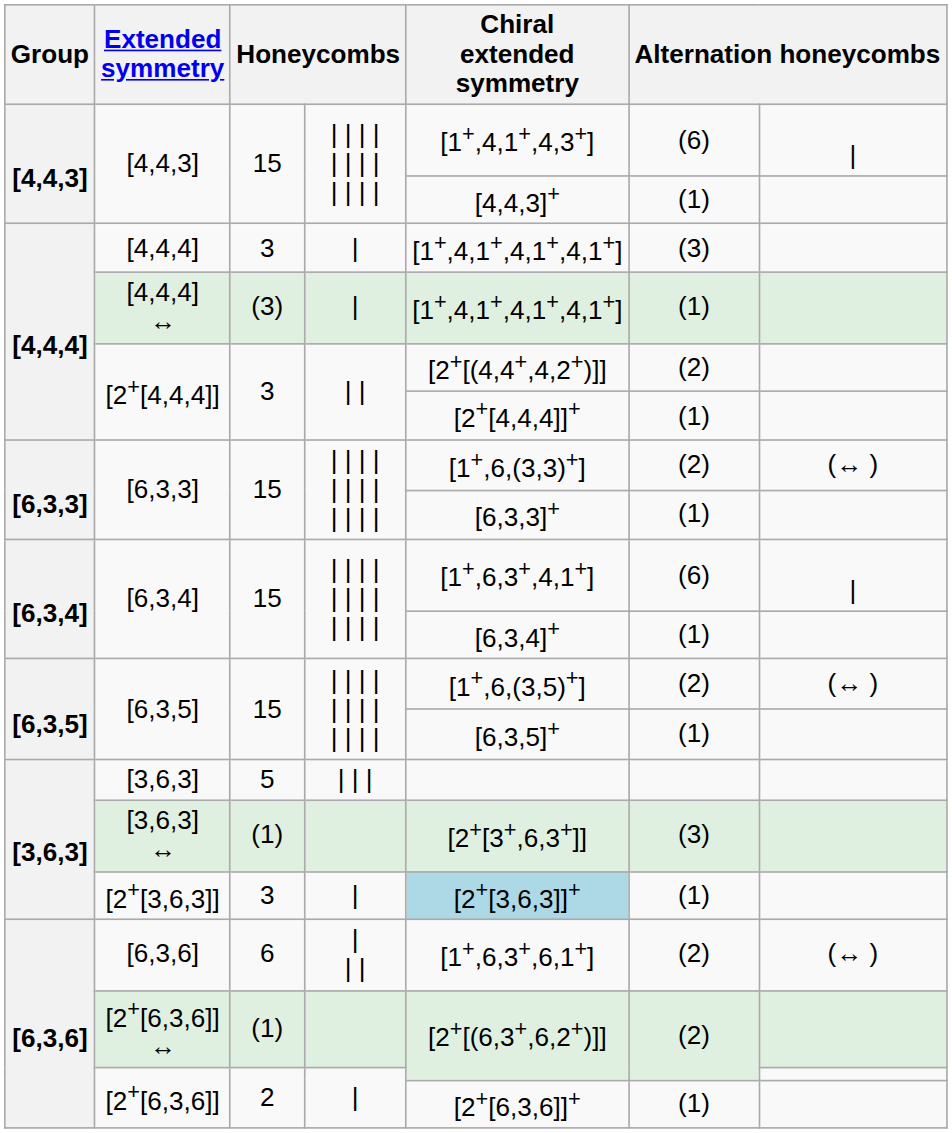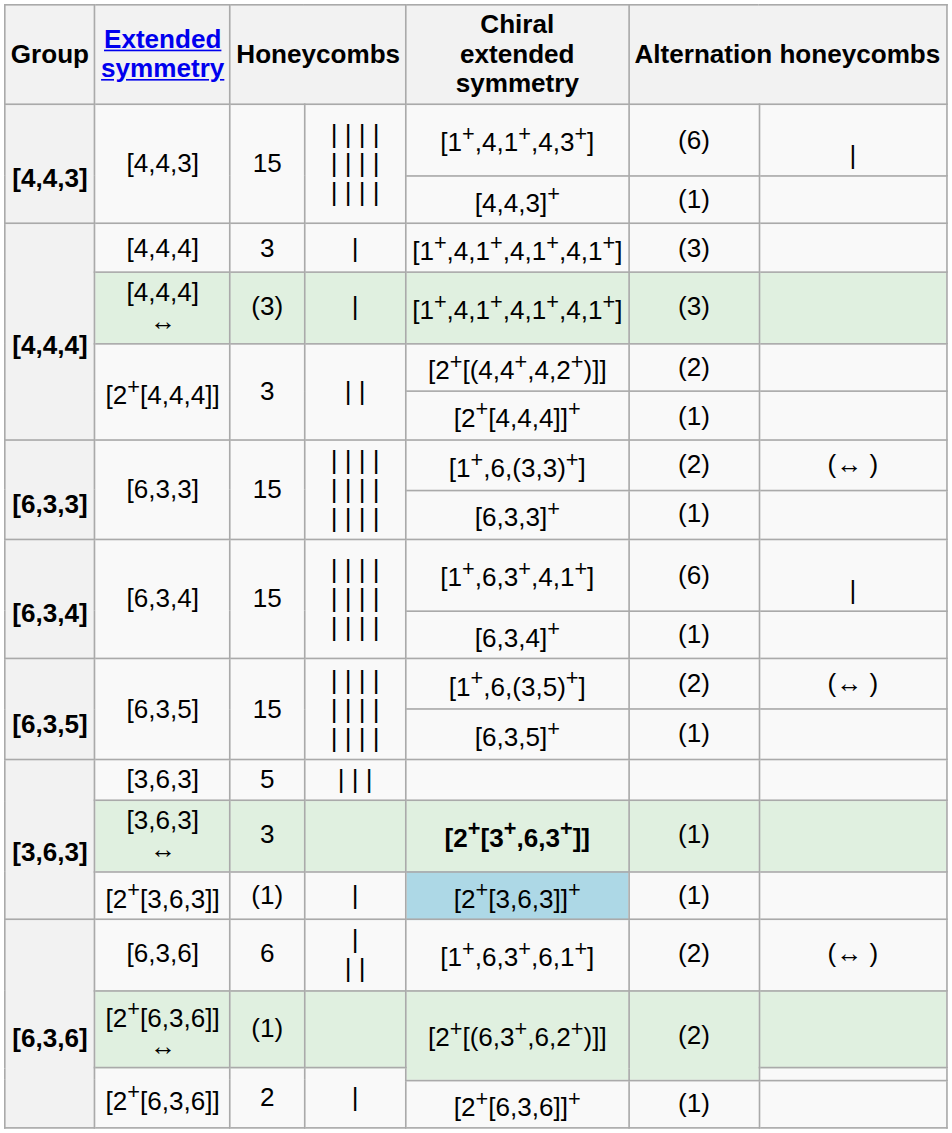(694, 307) (1) -> (694, 307) (3)
(267, 835) (1) -> (267, 835) 3
(517, 835) normal -> (517, 835) bold
(694, 835) (3) -> (694, 835) (1)
(267, 895) 3 -> (267, 895) (1)
